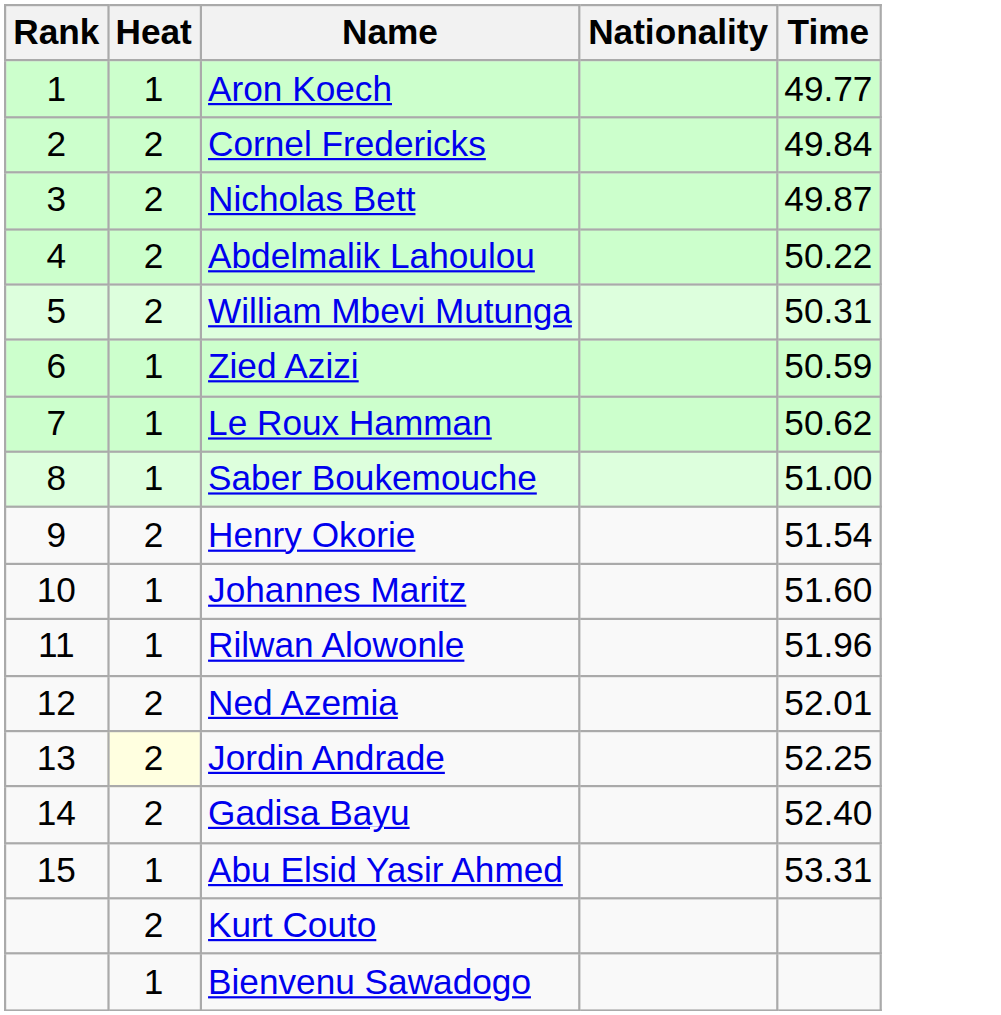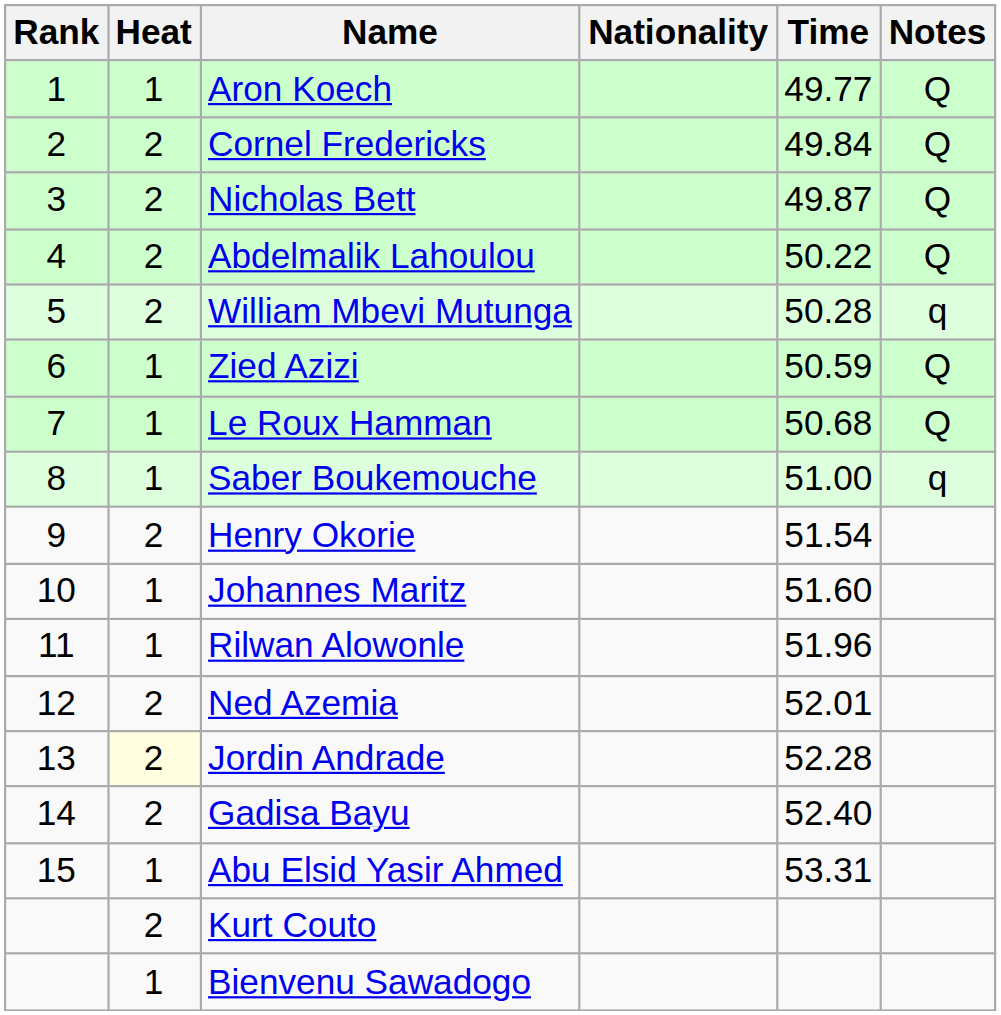+ column: (938, 32)
(828, 311) 50.31 -> (828, 311) 50.28
(828, 423) 50.62 -> (828, 423) 50.68
(828, 758) 52.25 -> (828, 758) 52.28
